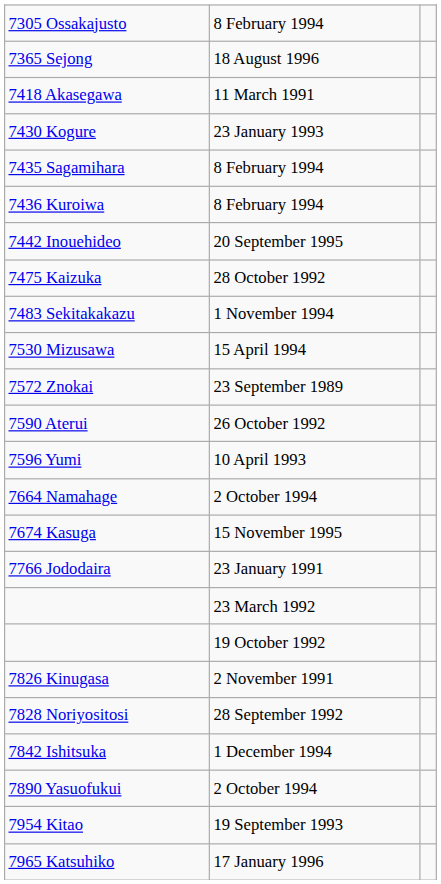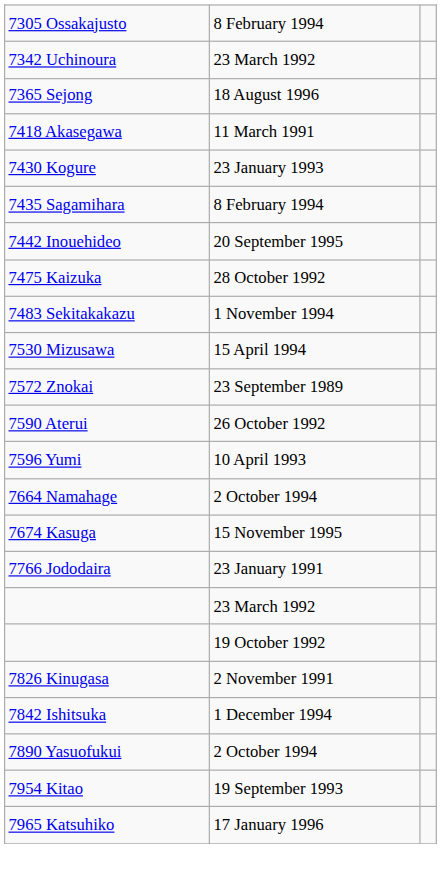+ row: (62, 59)
- row: (56, 204)
- row: (68, 715)
